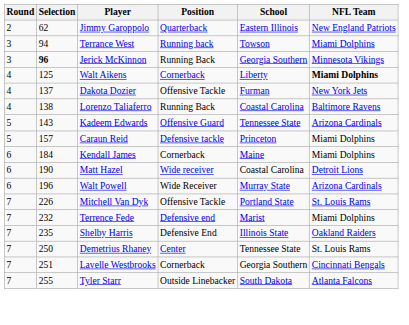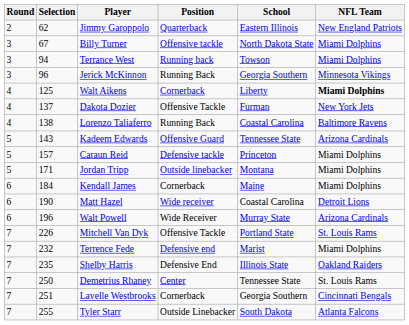+ row: (103, 44)
(43, 59) bold -> (43, 75) normal
+ row: (104, 170)
